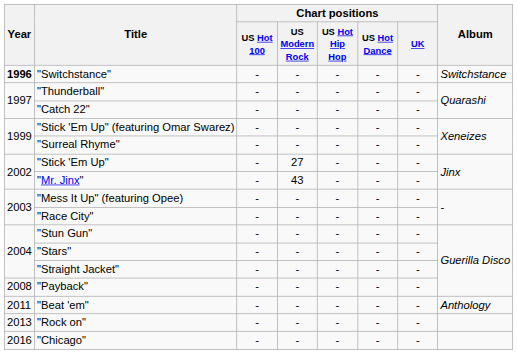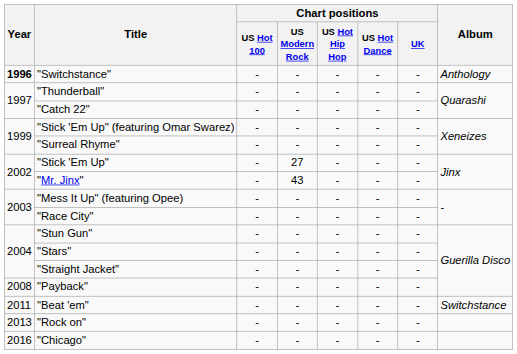(473, 74) Switchstance -> (465, 74) Anthology
(465, 305) Anthology -> (473, 305) Switchstance
